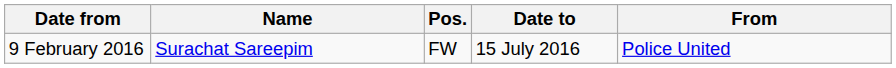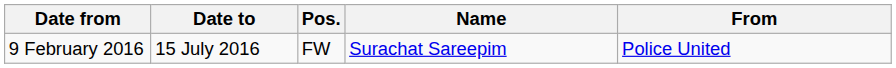columns swapped: (545, 19) <-> (288, 19)
